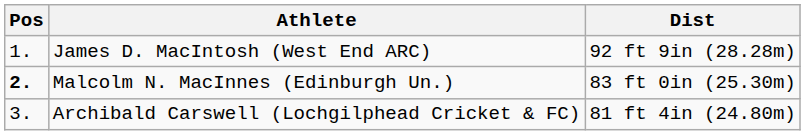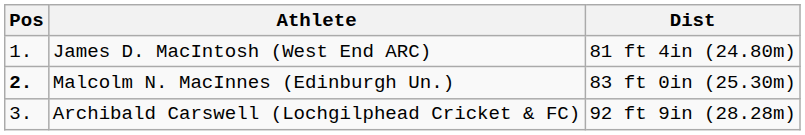(693, 51) 92 ft 9in (28.28m) -> (693, 51) 81 ft 4in (24.80m)
(693, 114) 81 ft 4in (24.80m) -> (693, 114) 92 ft 9in (28.28m)
